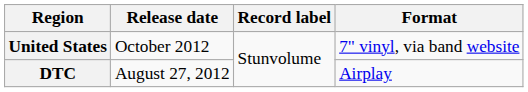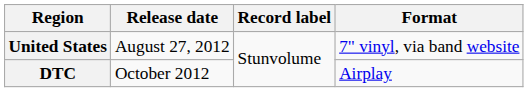(162, 45) October 2012 -> (172, 45) August 27, 2012
(172, 73) August 27, 2012 -> (162, 73) October 2012
